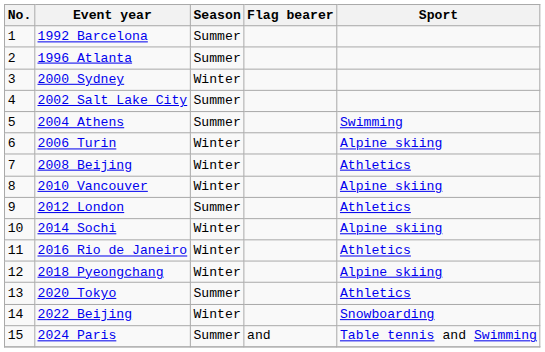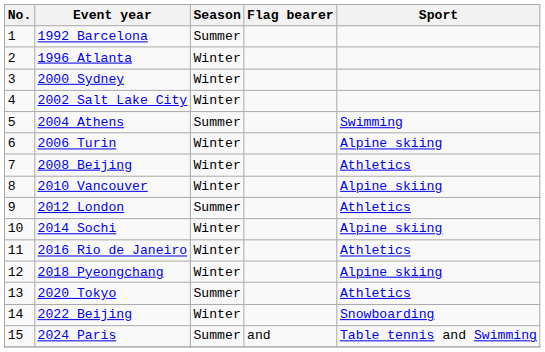(217, 58) Summer -> (217, 58) Winter
(217, 101) Summer -> (217, 101) Winter
